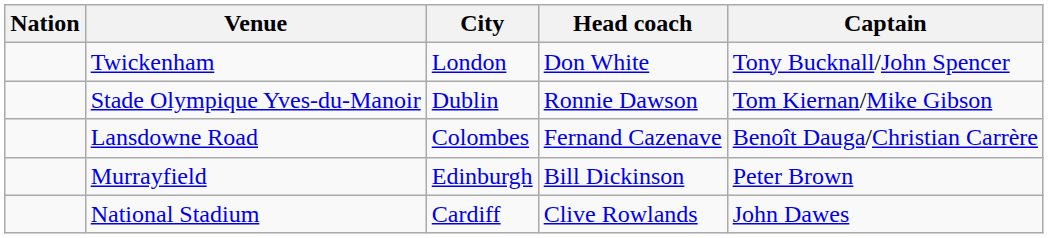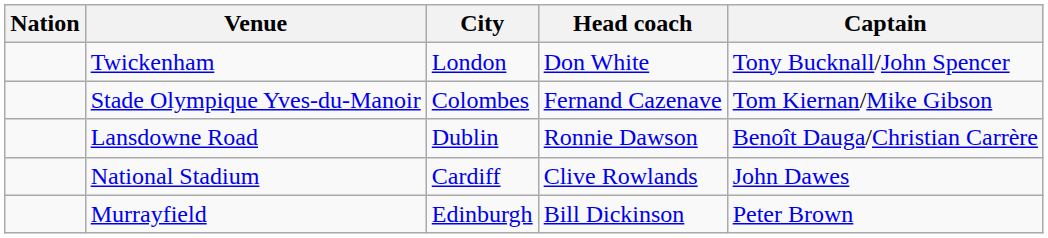(465, 99) Dublin -> (480, 99) Colombes
(621, 99) Ronnie Dawson -> (633, 99) Fernand Cazenave
(480, 137) Colombes -> (465, 137) Dublin
(633, 137) Fernand Cazenave -> (621, 137) Ronnie Dawson
rows swapped: (149, 175) <-> (175, 213)
